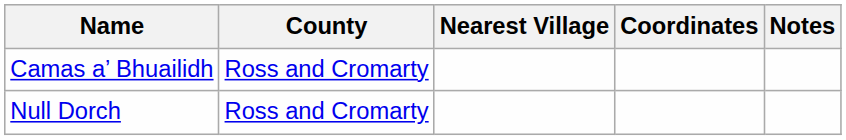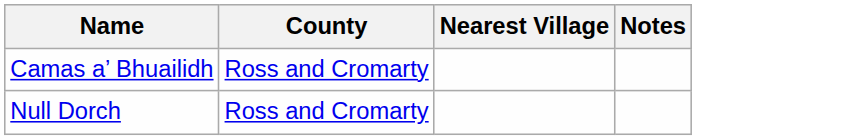- column: (689, 25)
